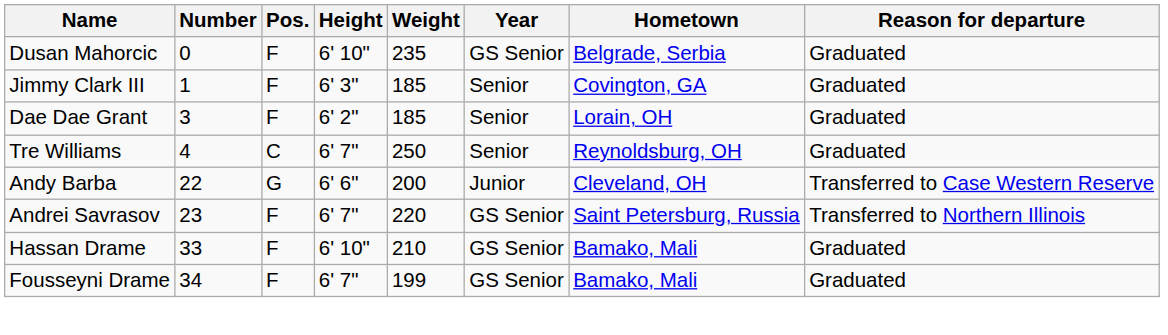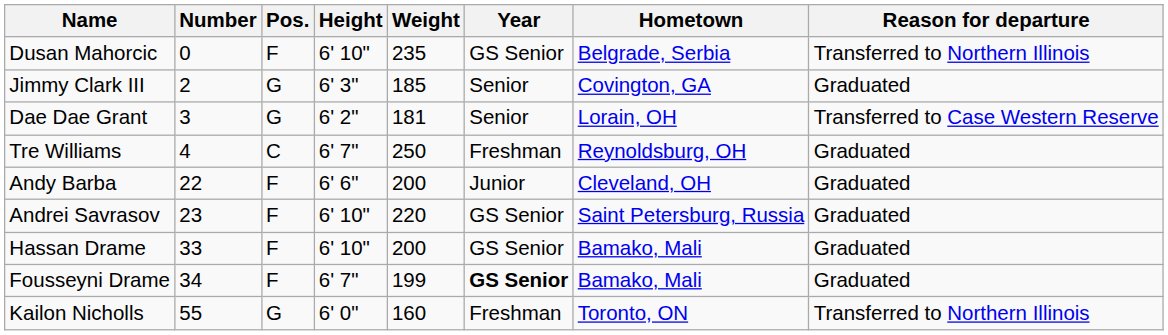(858, 53) Graduated -> (952, 53) Transferred to Northern Illinois
(185, 85) 1 -> (185, 85) 2
(272, 85) F -> (274, 85) G
(272, 118) F -> (274, 118) G
(409, 118) 185 -> (409, 118) 181
(858, 118) Graduated -> (986, 118) Transferred to Case Western Reserve
(499, 150) Senior -> (515, 150) Freshman
(274, 183) G -> (272, 183) F
(982, 183) Transferred to Case Western Reserve -> (862, 183) Graduated
(339, 215) 6' 7" -> (344, 215) 6' 10"
(947, 215) Transferred to Northern Illinois -> (862, 215) Graduated
(409, 248) 210 -> (409, 248) 200
(517, 280) normal -> (519, 280) bold
+ row: (77, 313)
